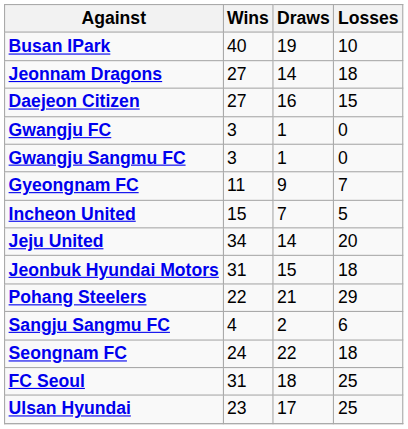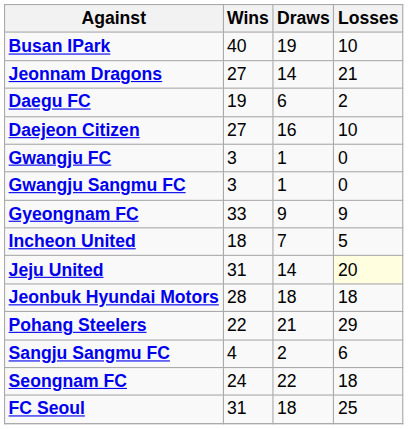(348, 74) 18 -> (348, 74) 21
+ row: (50, 102)
(348, 102) 15 -> (348, 130) 10
(236, 185) 11 -> (237, 213) 33
(343, 185) 7 -> (343, 213) 9
(237, 213) 15 -> (237, 241) 18
(237, 241) 34 -> (237, 269) 31
(348, 241) no background -> (348, 269) lightyellow background
(237, 269) 31 -> (237, 297) 28
(287, 269) 15 -> (287, 297) 18
- row: (70, 409)
